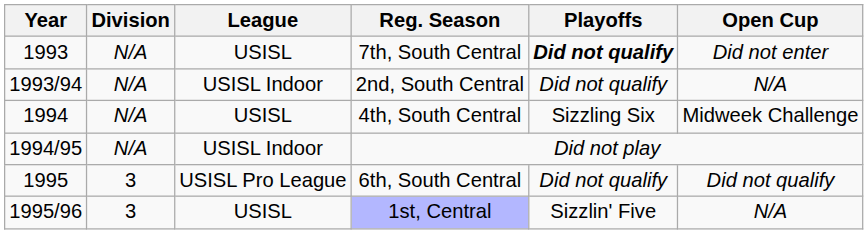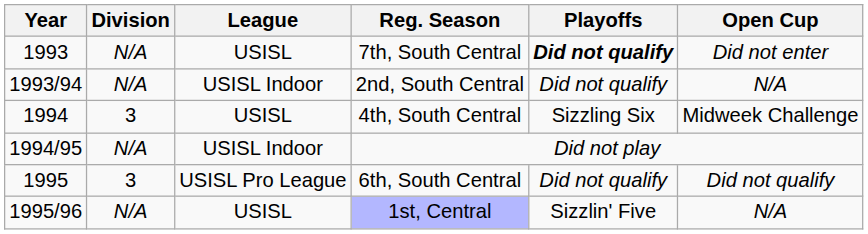(131, 116) N/A -> (131, 116) 3
(131, 212) 3 -> (131, 212) N/A
